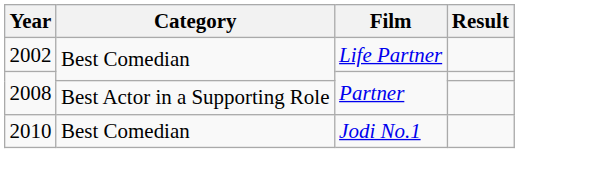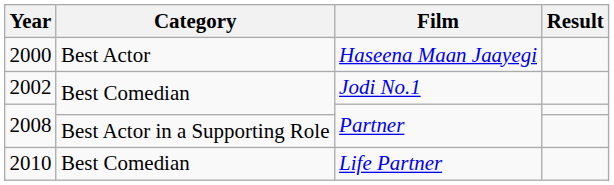+ row: (30, 54)
(391, 54) Life Partner -> (380, 87) Jodi No.1
(380, 130) Jodi No.1 -> (391, 163) Life Partner
